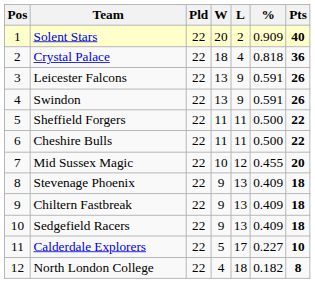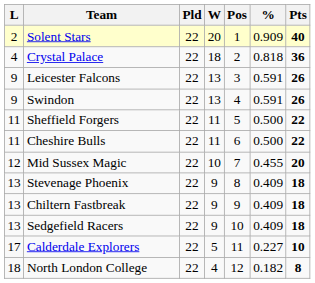columns swapped: (17, 15) <-> (240, 15)
